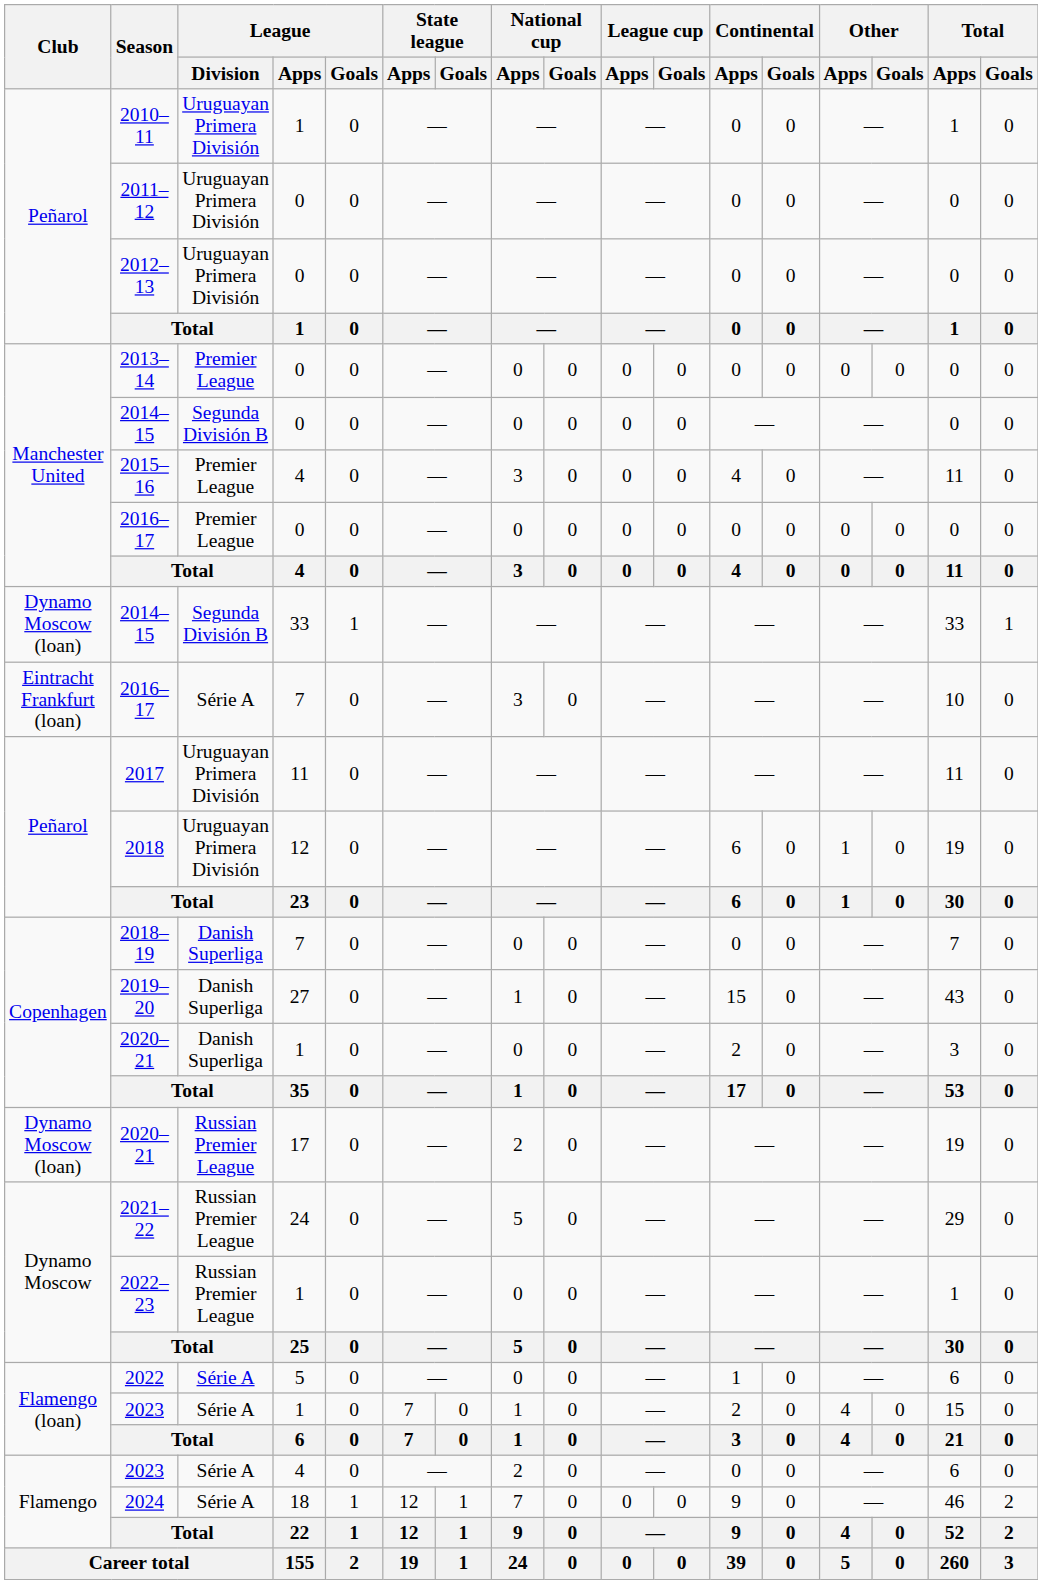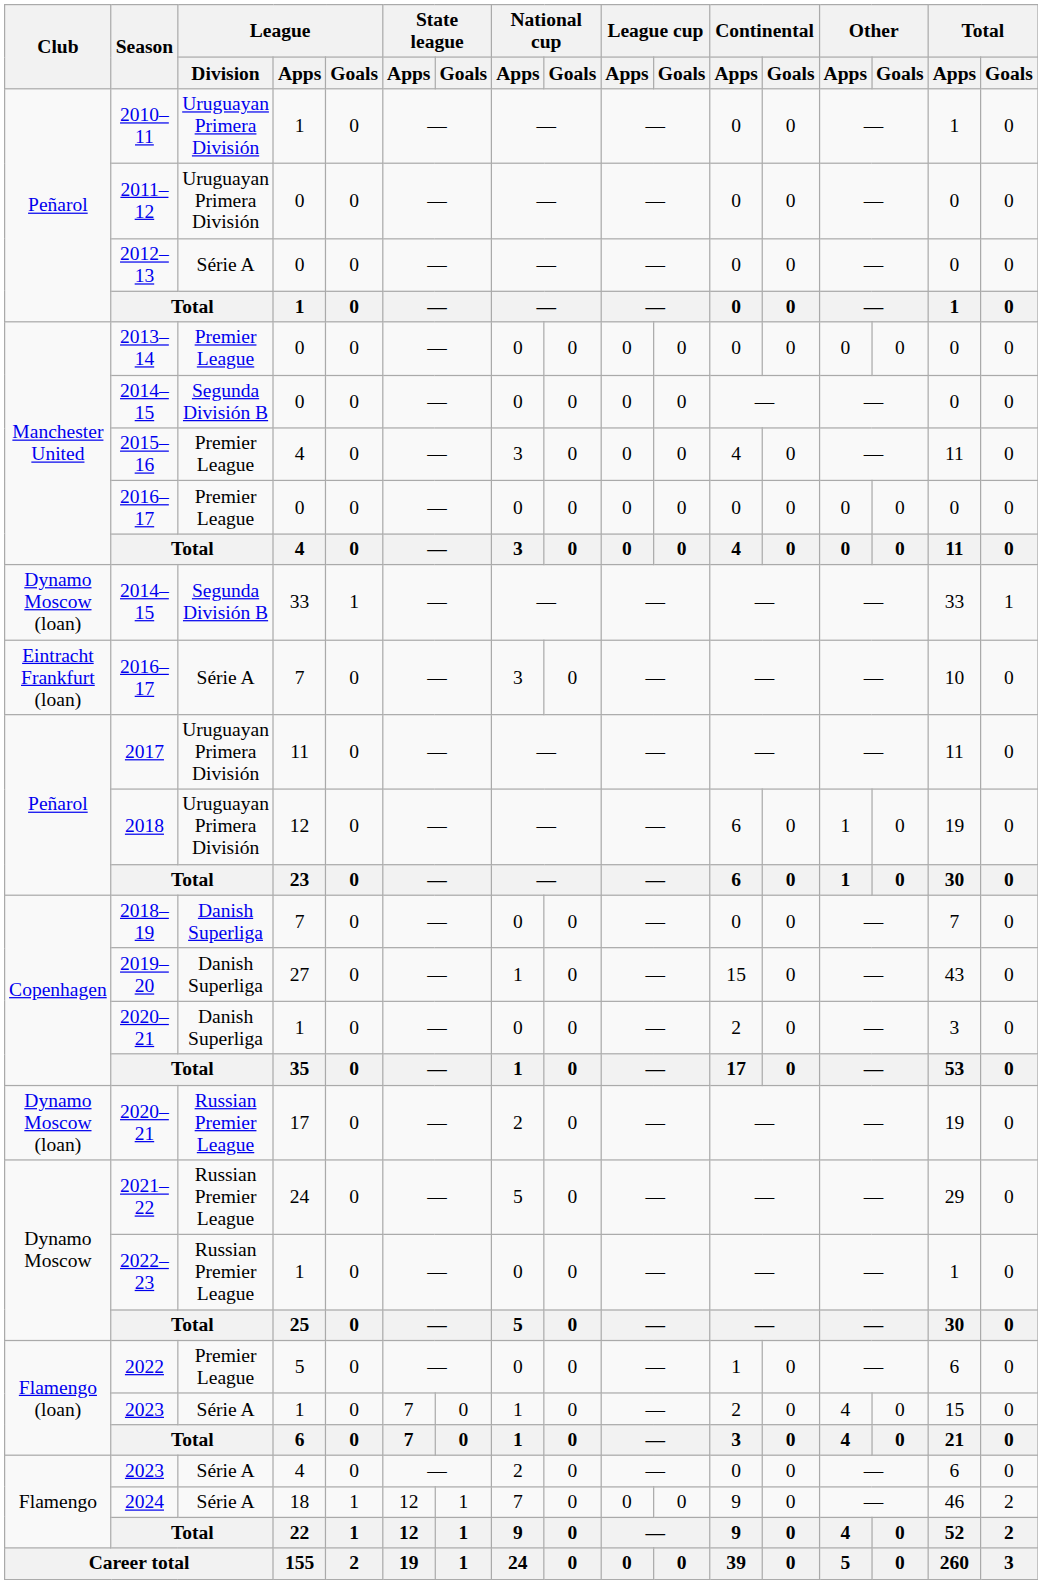(226, 275) Uruguayan Primera División -> (226, 264) Série A
(226, 1377) Série A -> (226, 1366) Premier League
